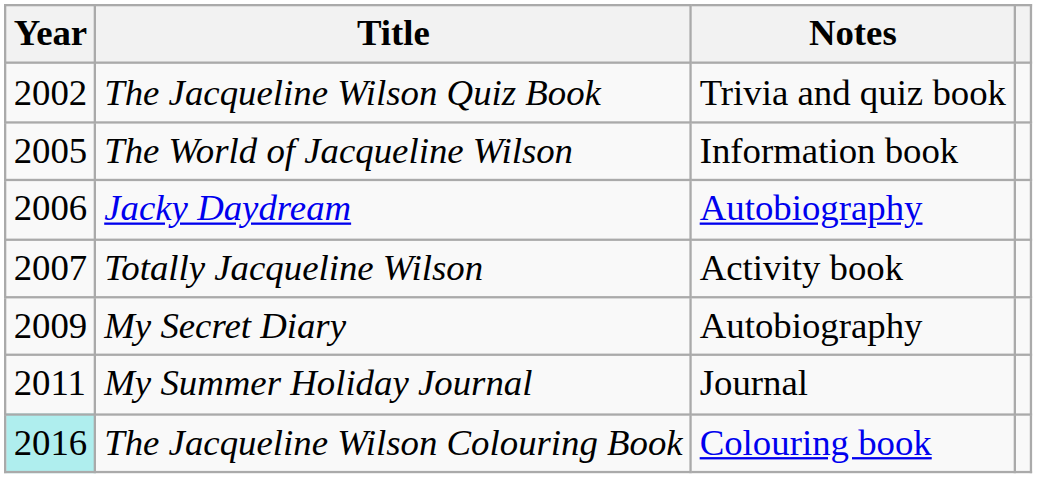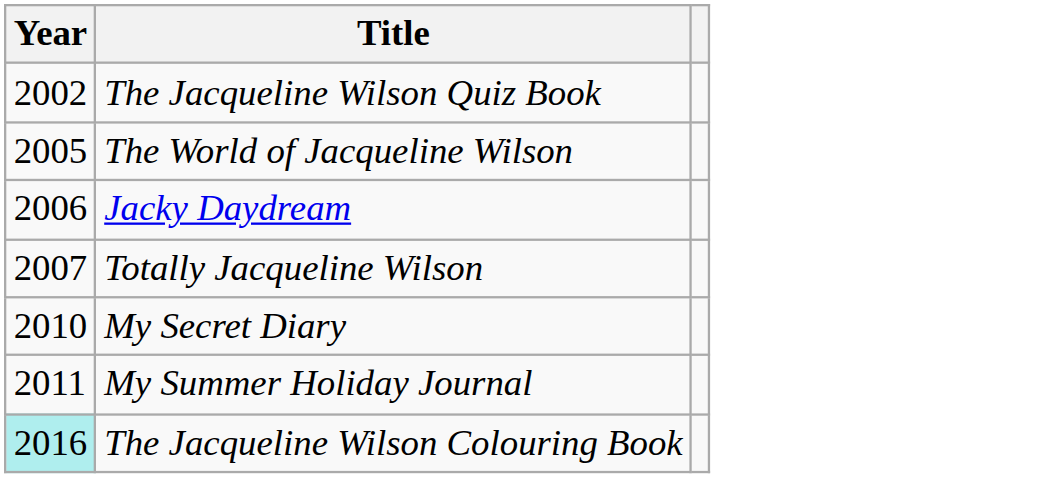- column: (853, 33)
(50, 325) 2009 -> (50, 325) 2010
